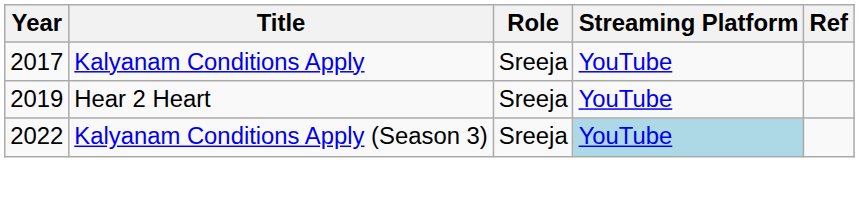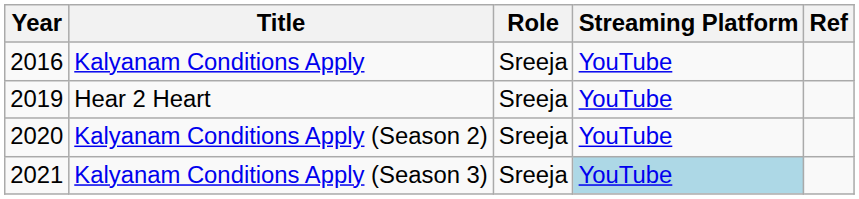(37, 61) 2017 -> (37, 61) 2016
+ row: (281, 136)
(37, 136) 2022 -> (37, 174) 2021
